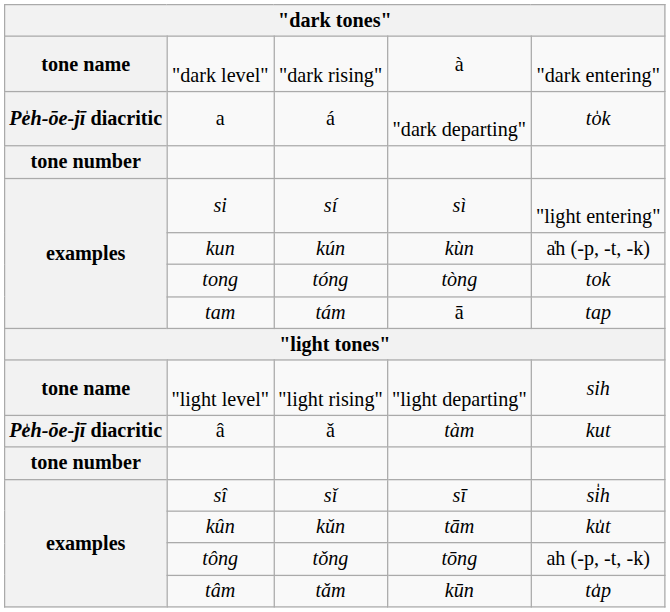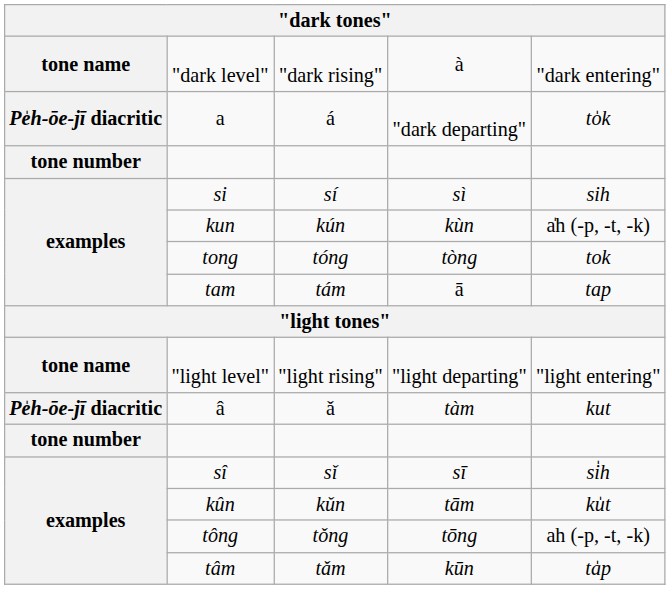(598, 216) "light entering" -> (598, 193) sih
(598, 387) sih -> (598, 376) "light entering"
